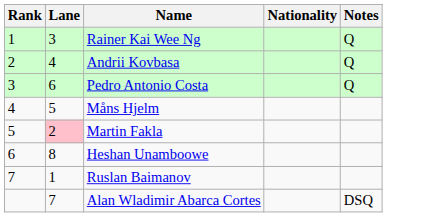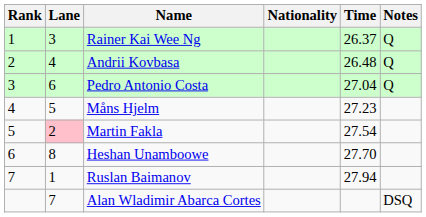+ column: (360, 16)
